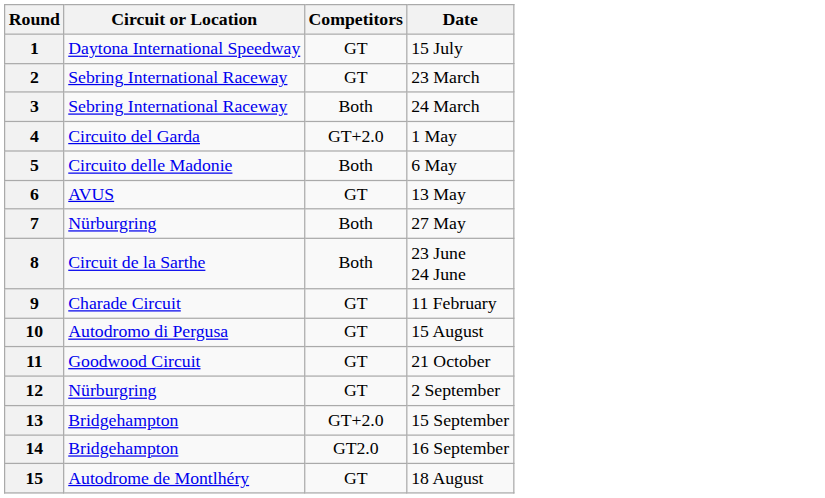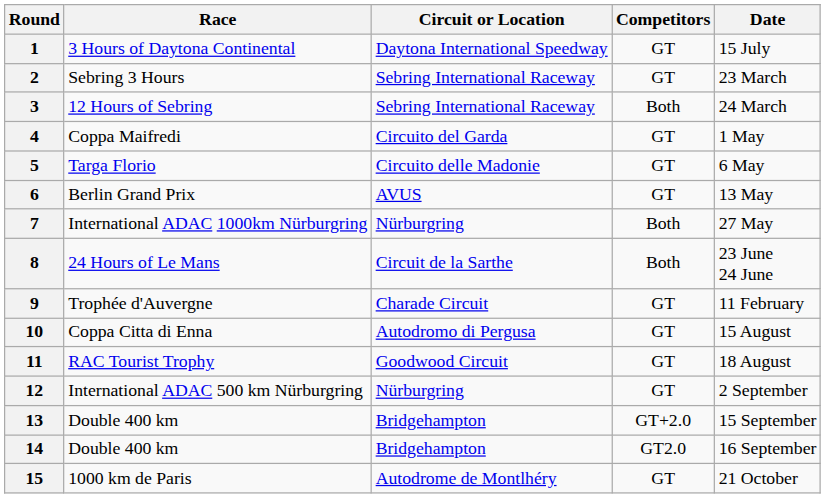+ column: (218, 19)
(356, 136) GT+2.0 -> (663, 136) GT
(356, 165) Both -> (663, 165) GT
(451, 361) 21 October -> (755, 361) 18 August
(447, 478) 18 August -> (758, 478) 21 October
